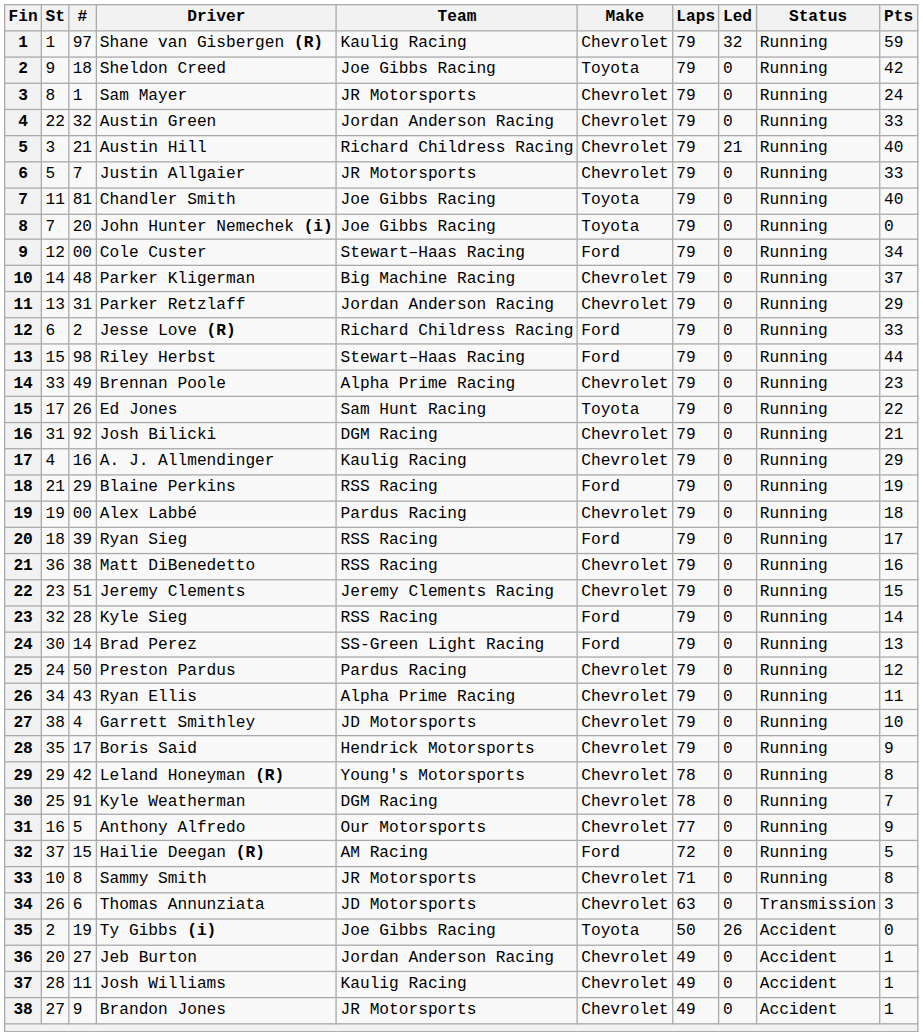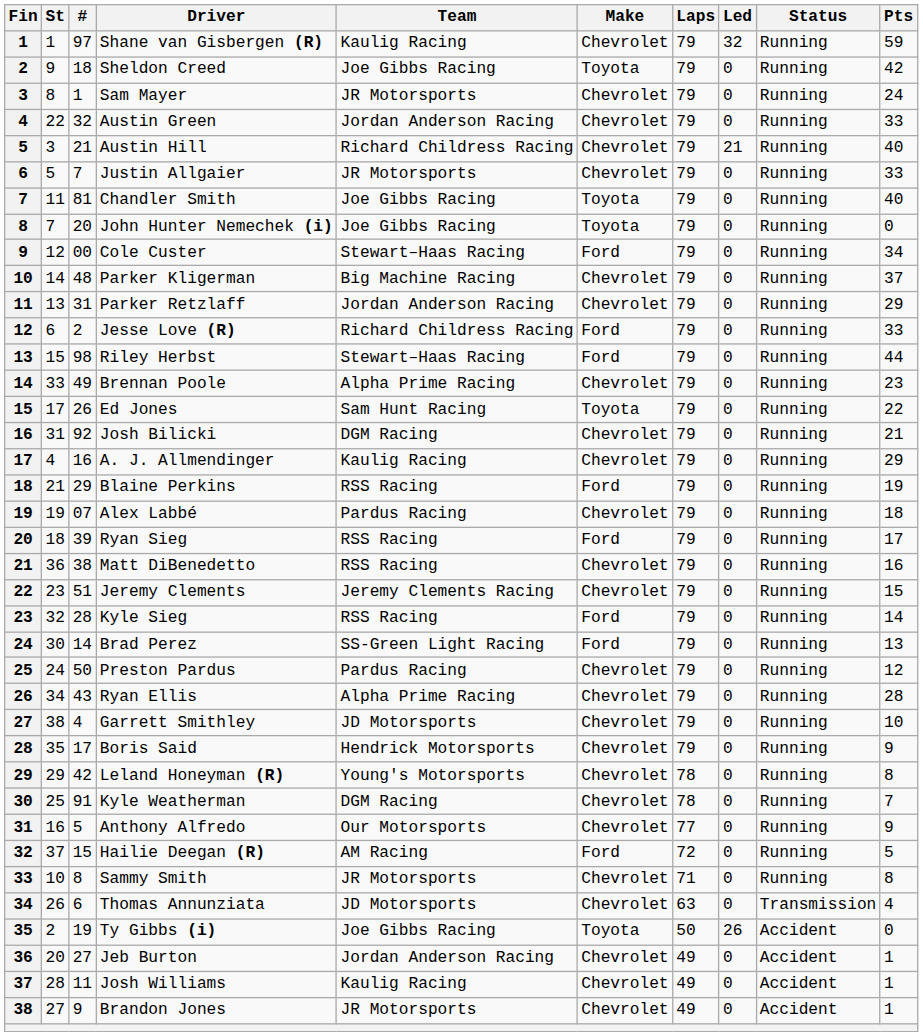(82, 514) 00 -> (82, 514) 07
(894, 697) 11 -> (894, 697) 28
(889, 906) 3 -> (889, 906) 4
